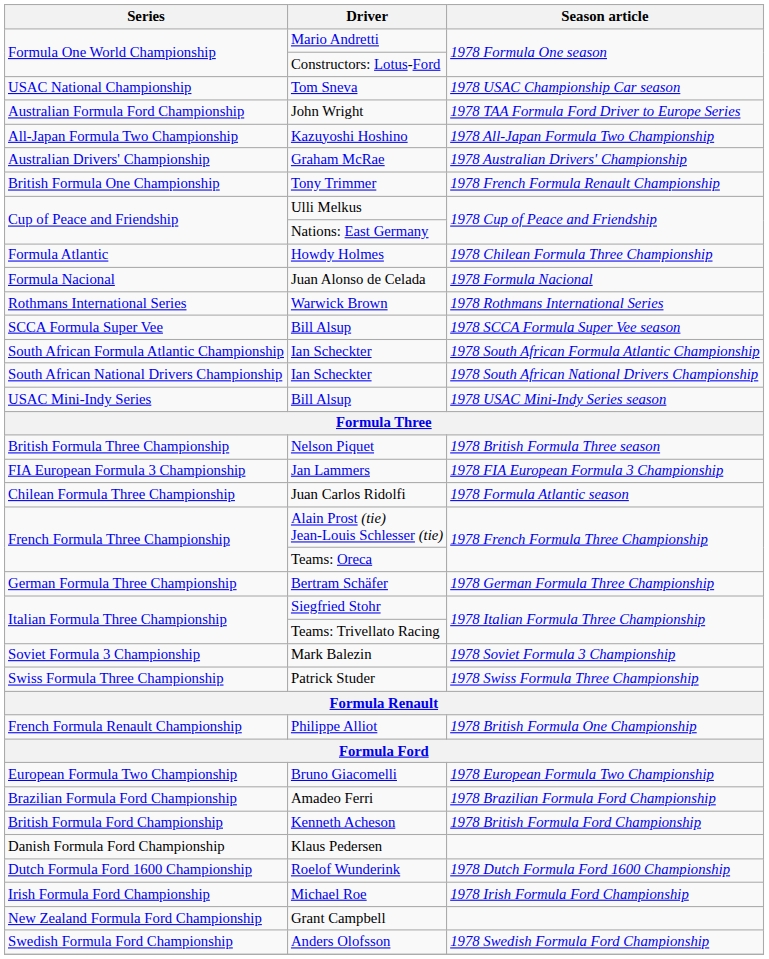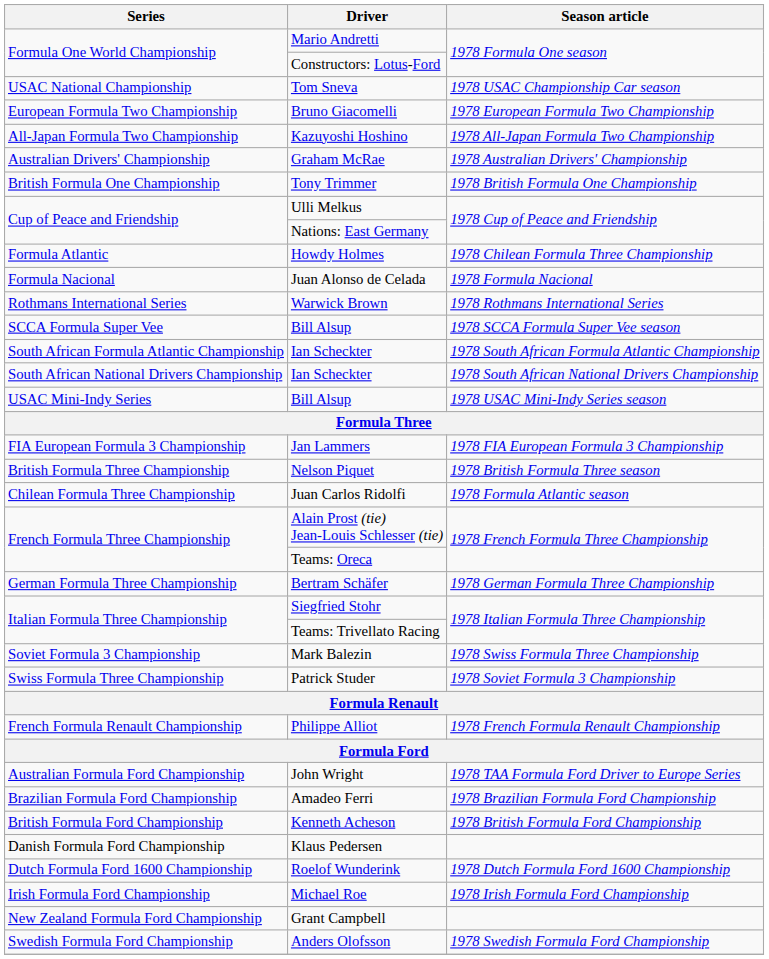rows swapped: (123, 774) <-> (126, 112)
(585, 183) 1978 French Formula Renault Championship -> (573, 183) 1978 British Formula One Championship
rows swapped: (127, 470) <-> (119, 446)
(563, 655) 1978 Soviet Formula 3 Championship -> (574, 655) 1978 Swiss Formula Three Championship
(574, 679) 1978 Swiss Formula Three Championship -> (563, 679) 1978 Soviet Formula 3 Championship
(573, 726) 1978 British Formula One Championship -> (585, 726) 1978 French Formula Renault Championship
